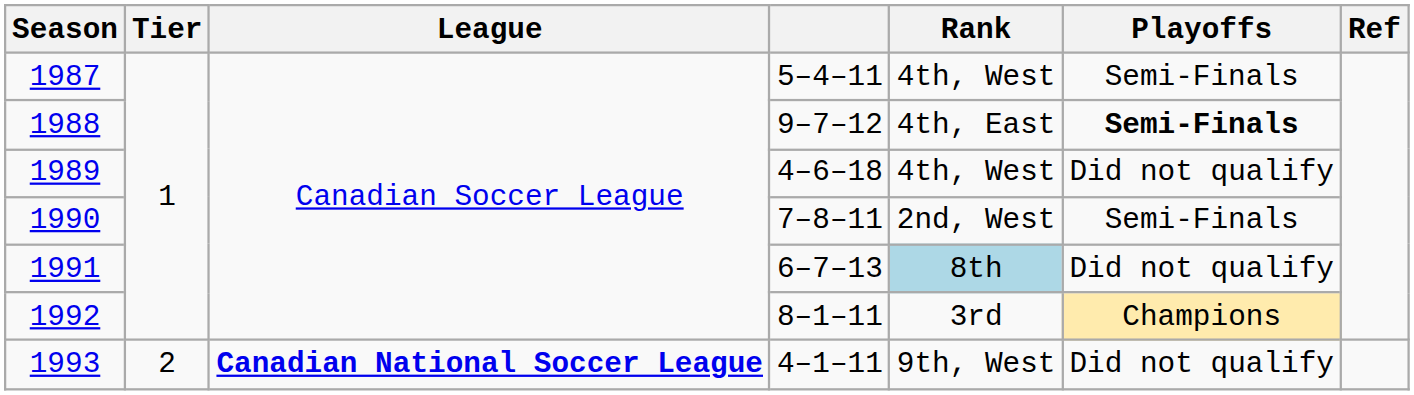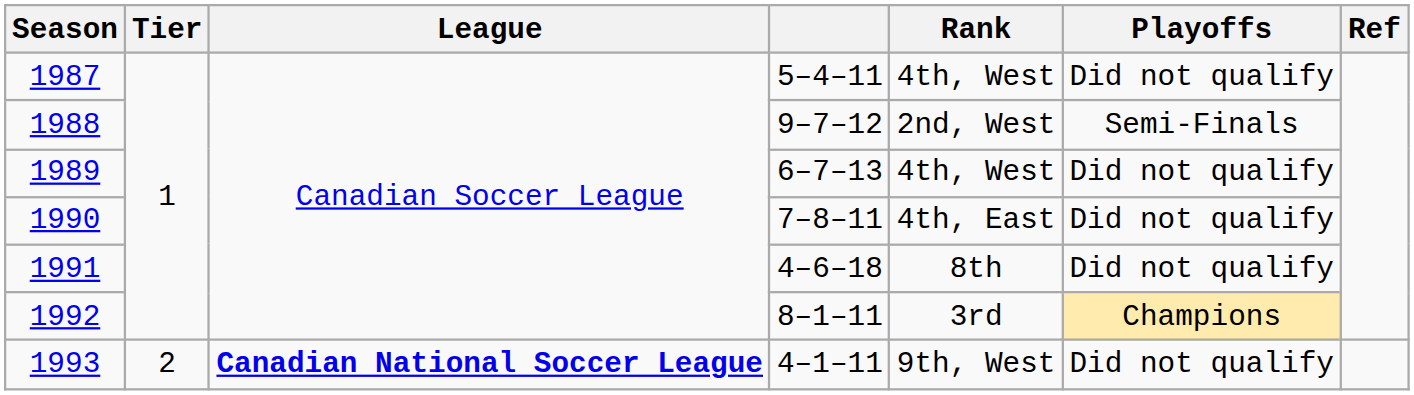(1202, 77) Semi-Finals -> (1202, 77) Did not qualify
(976, 125) 4th, East -> (976, 125) 2nd, West
(1202, 125) bold -> (1202, 125) normal
(830, 173) 4–6–18 -> (830, 173) 6–7–13
(976, 221) 2nd, West -> (976, 221) 4th, East
(1202, 221) Semi-Finals -> (1202, 221) Did not qualify
(830, 268) 6–7–13 -> (830, 268) 4–6–18
(976, 268) lightblue background -> (976, 268) no background
